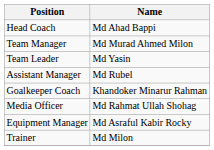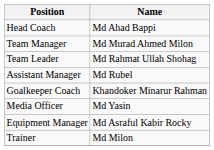(111, 59) Md Yasin -> (144, 59) Md Rahmat Ullah Shohag
(144, 106) Md Rahmat Ullah Shohag -> (111, 106) Md Yasin
